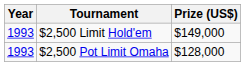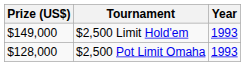columns swapped: (20, 14) <-> (206, 14)
